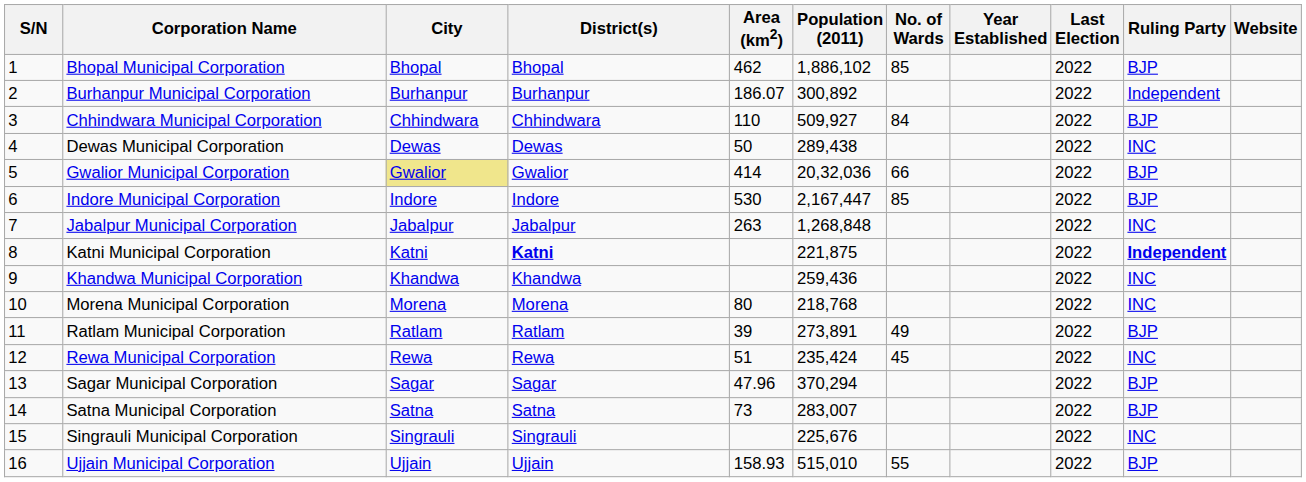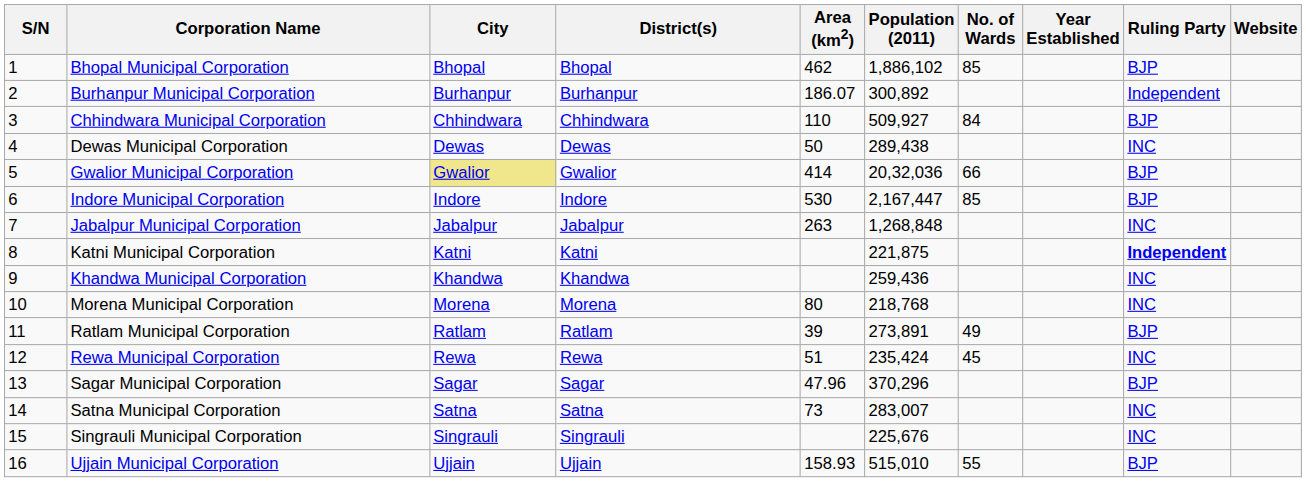- column: (1087, 29)
(533, 252) bold -> (579, 252) normal
(827, 383) 370,294 -> (899, 383) 370,296
(1143, 410) BJP -> (1142, 410) INC
